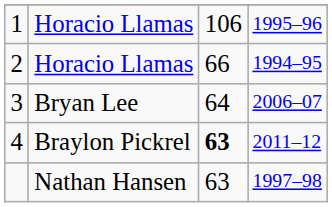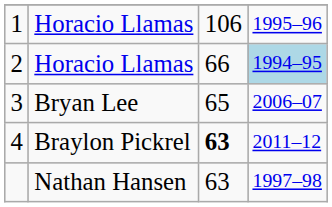(287, 63) no background -> (287, 63) lightblue background
(217, 102) 64 -> (217, 102) 65
